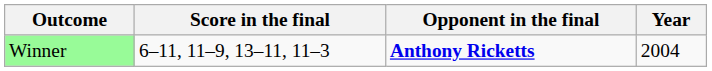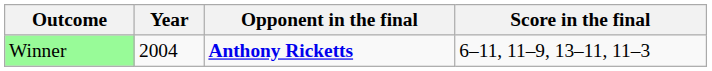columns swapped: (671, 19) <-> (260, 19)
